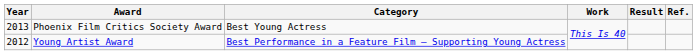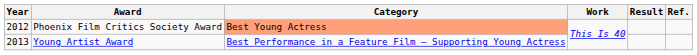(18, 27) 2013 -> (18, 27) 2012
(277, 27) no background -> (277, 27) lightsalmon background
(18, 42) 2012 -> (18, 42) 2013
